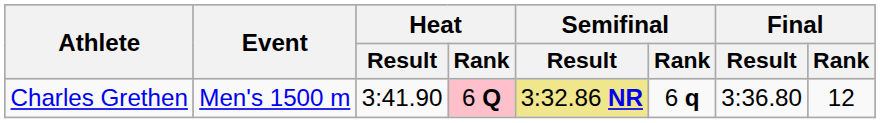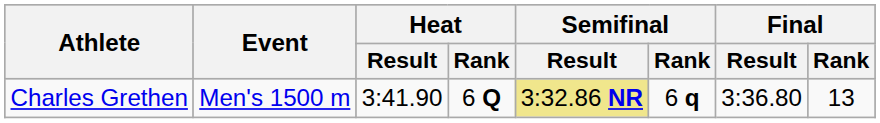(482, 99) pink background -> (482, 99) no background
(841, 99) 12 -> (841, 99) 13
